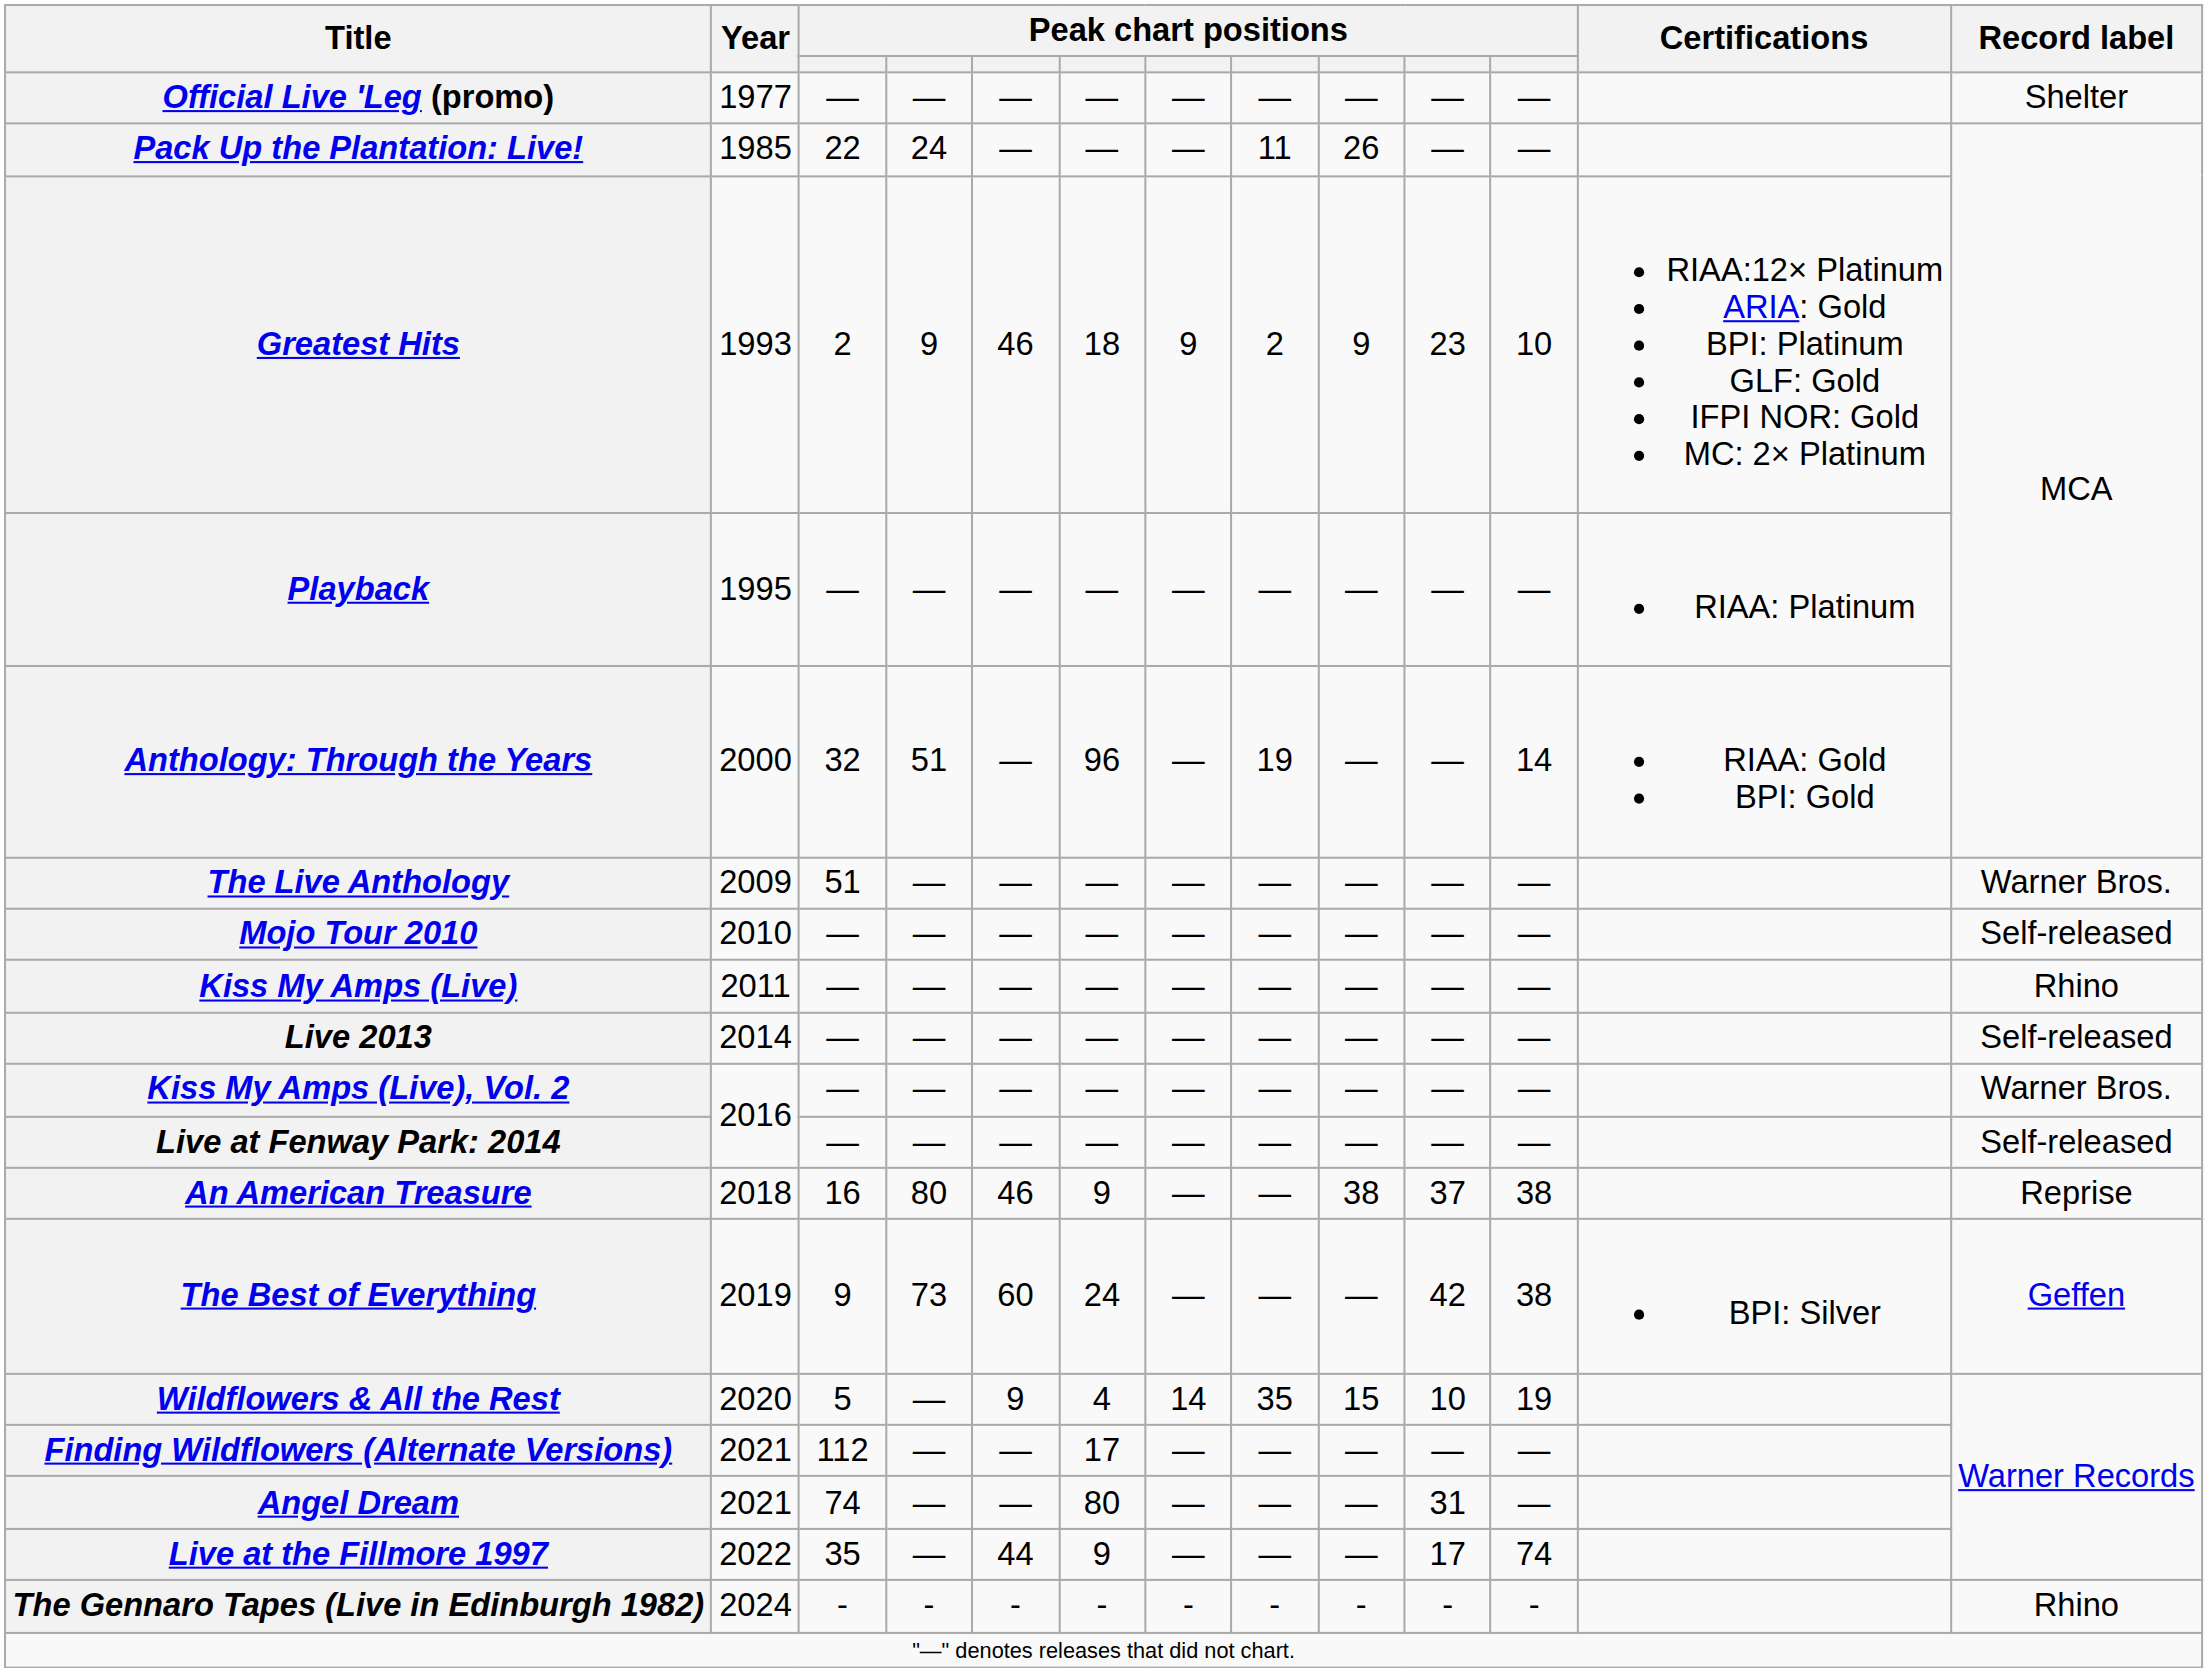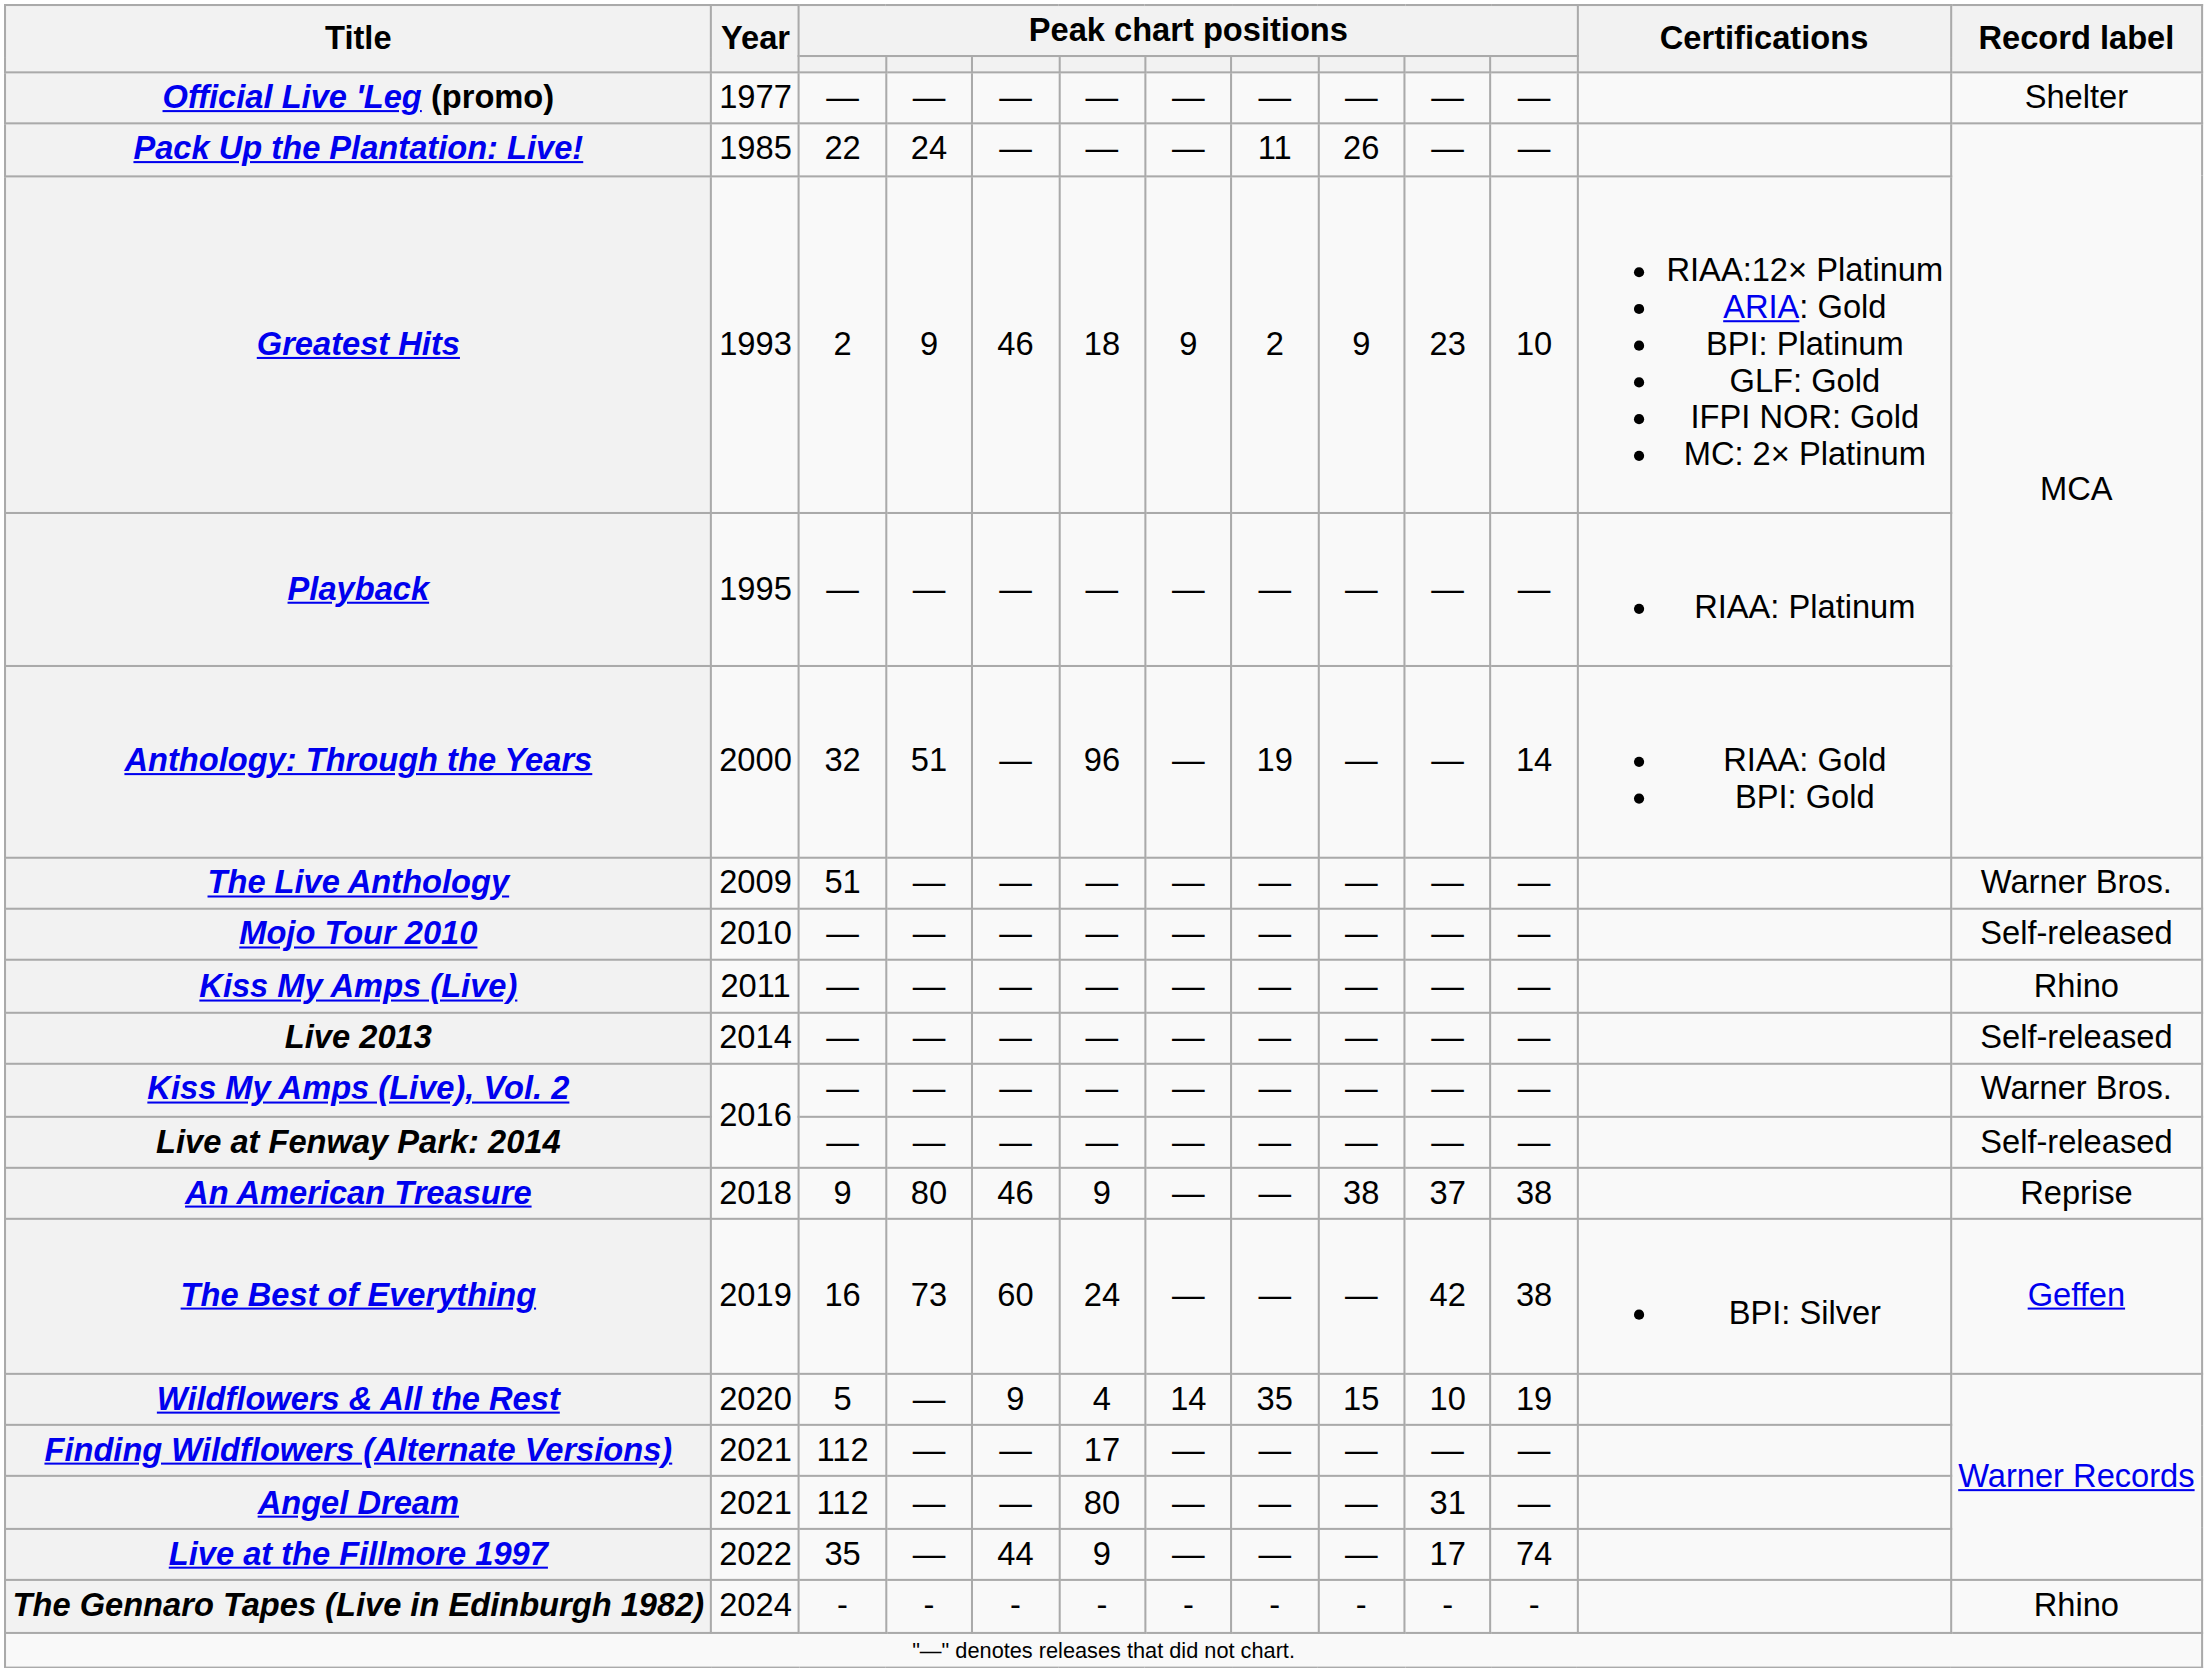(843, 1192) 16 -> (843, 1192) 9
(843, 1295) 9 -> (843, 1295) 16
(843, 1501) 74 -> (843, 1501) 112
